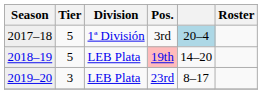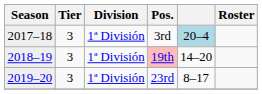(70, 35) 5 -> (70, 35) 3
(70, 56) 5 -> (70, 56) 3
(114, 56) LEB Plata -> (116, 56) 1ª División
(114, 77) LEB Plata -> (116, 77) 1ª División
